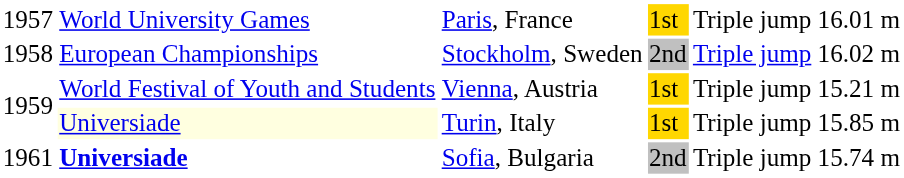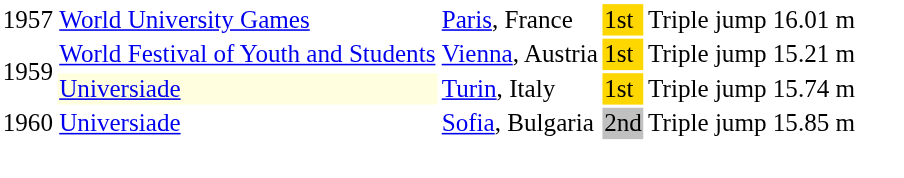- row: (542, 54)
(859, 123) 15.85 m -> (814, 88) 15.74 m
(28, 157) 1961 -> (28, 123) 1960
(123, 157) bold -> (120, 123) normal
(859, 157) 15.74 m -> (814, 123) 15.85 m
